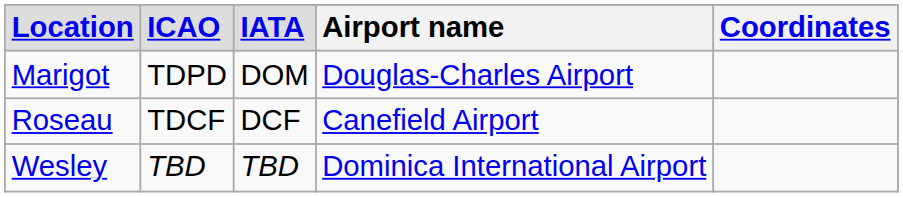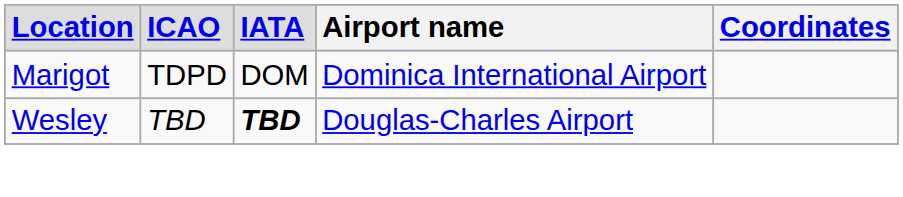(478, 74) Douglas-Charles Airport -> (514, 74) Dominica International Airport
- row: (62, 120)
(270, 167) normal -> (270, 120) bold
(514, 167) Dominica International Airport -> (478, 120) Douglas-Charles Airport
